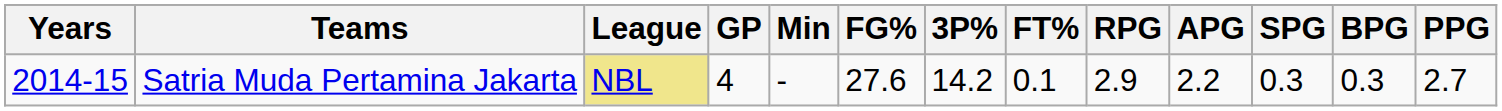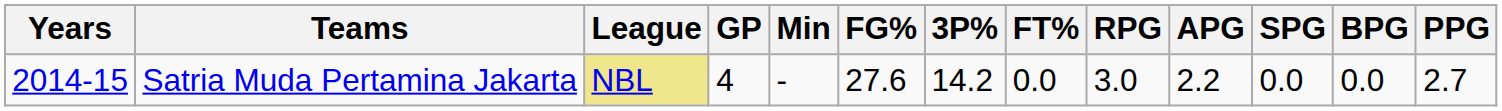(1035, 79) 0.1 -> (1035, 79) 0.0
(1116, 79) 2.9 -> (1116, 79) 3.0
(1281, 79) 0.3 -> (1281, 79) 0.0
(1362, 79) 0.3 -> (1362, 79) 0.0
